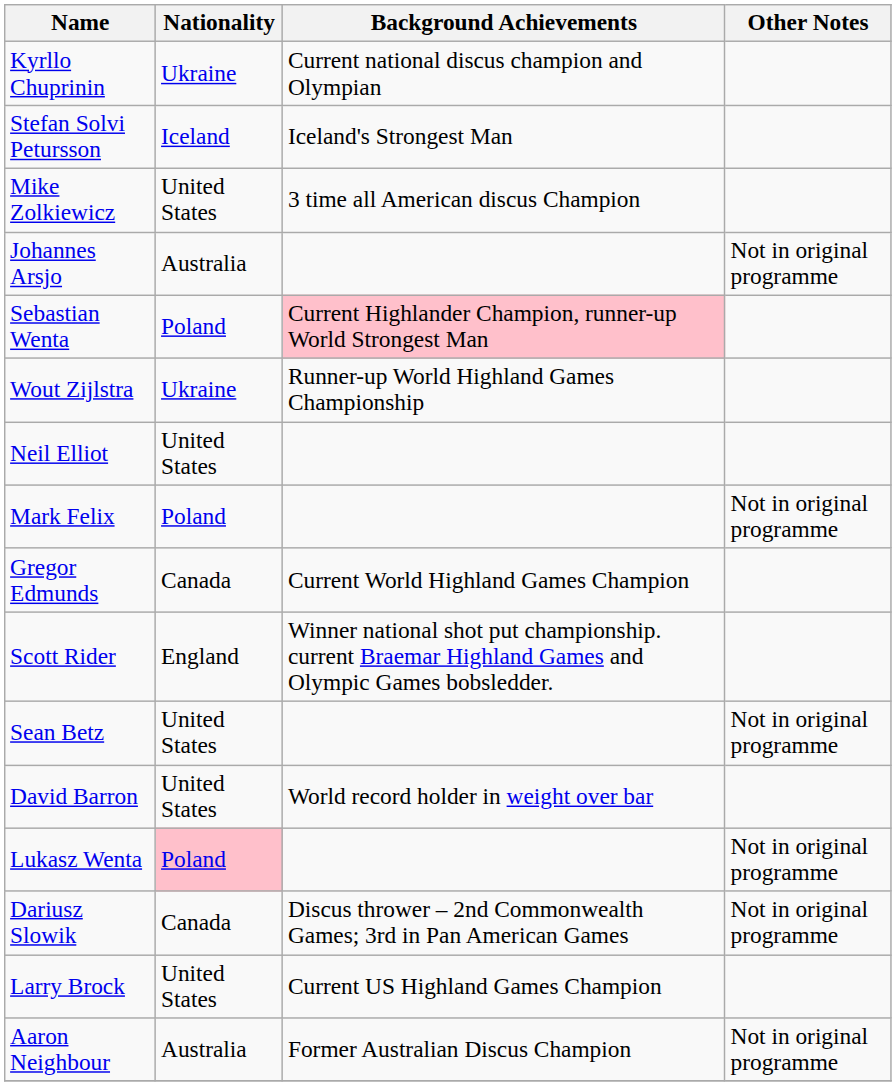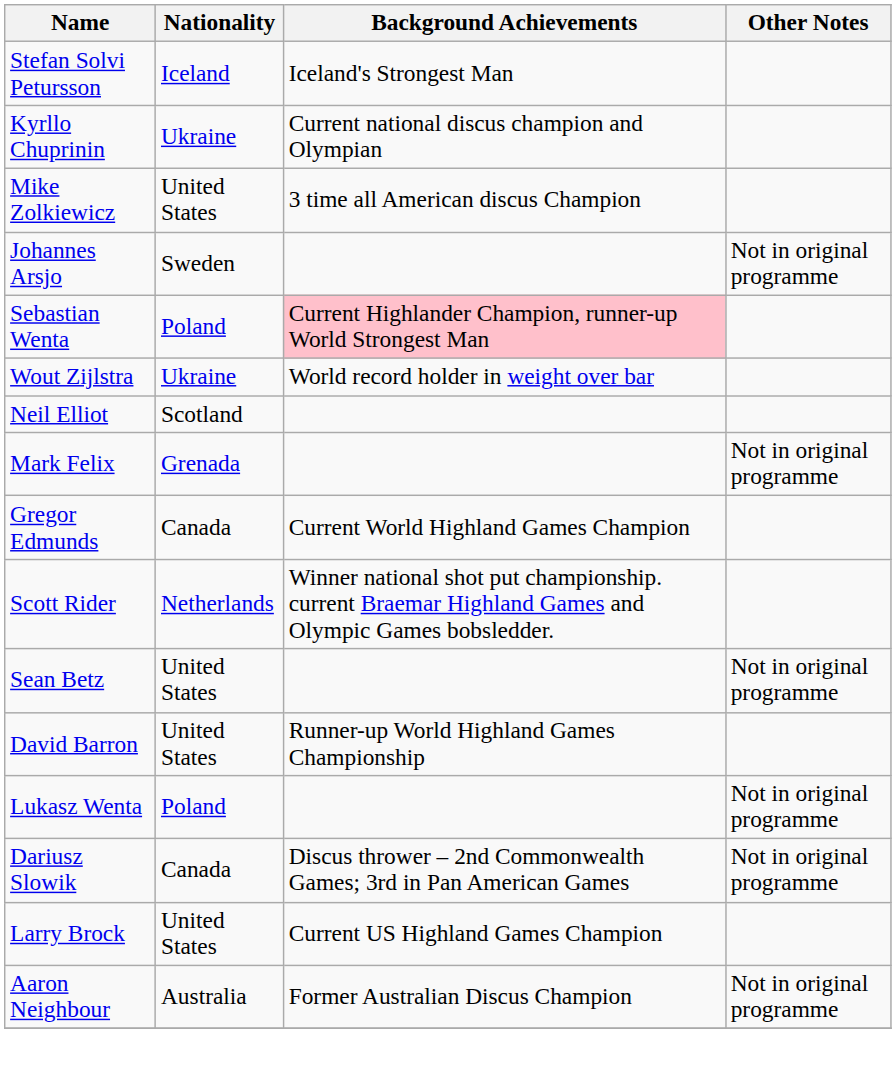rows swapped: (57, 73) <-> (68, 136)
(204, 263) Australia -> (198, 263) Sweden
(451, 389) Runner-up World Highland Games Championship -> (471, 376) World record holder in weight over bar
(193, 453) United States -> (202, 413) Scotland
(194, 516) Poland -> (201, 463) Grenada
(200, 656) England -> (217, 603) Netherlands
(471, 796) World record holder in weight over bar -> (452, 743) Runner-up World Highland Games Championship
(194, 859) pink background -> (193, 806) no background
